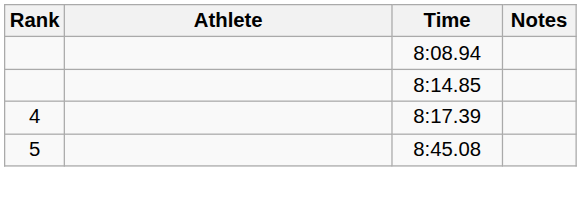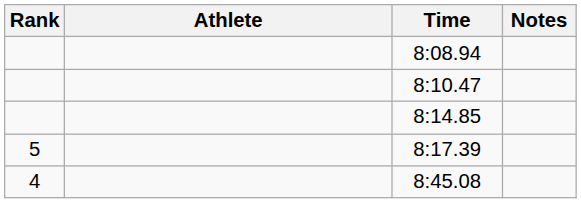+ row: (447, 85)
(35, 117) 4 -> (35, 149) 5
(35, 149) 5 -> (35, 181) 4
